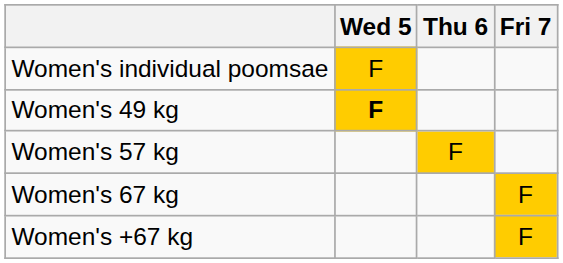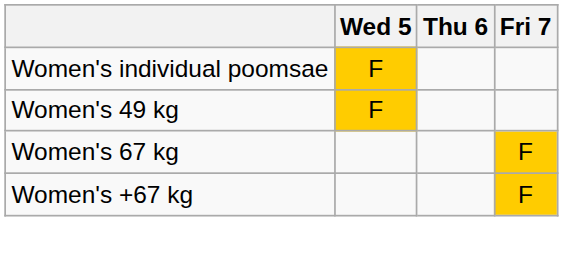(376, 110) bold -> (376, 110) normal
- row: (95, 152)
